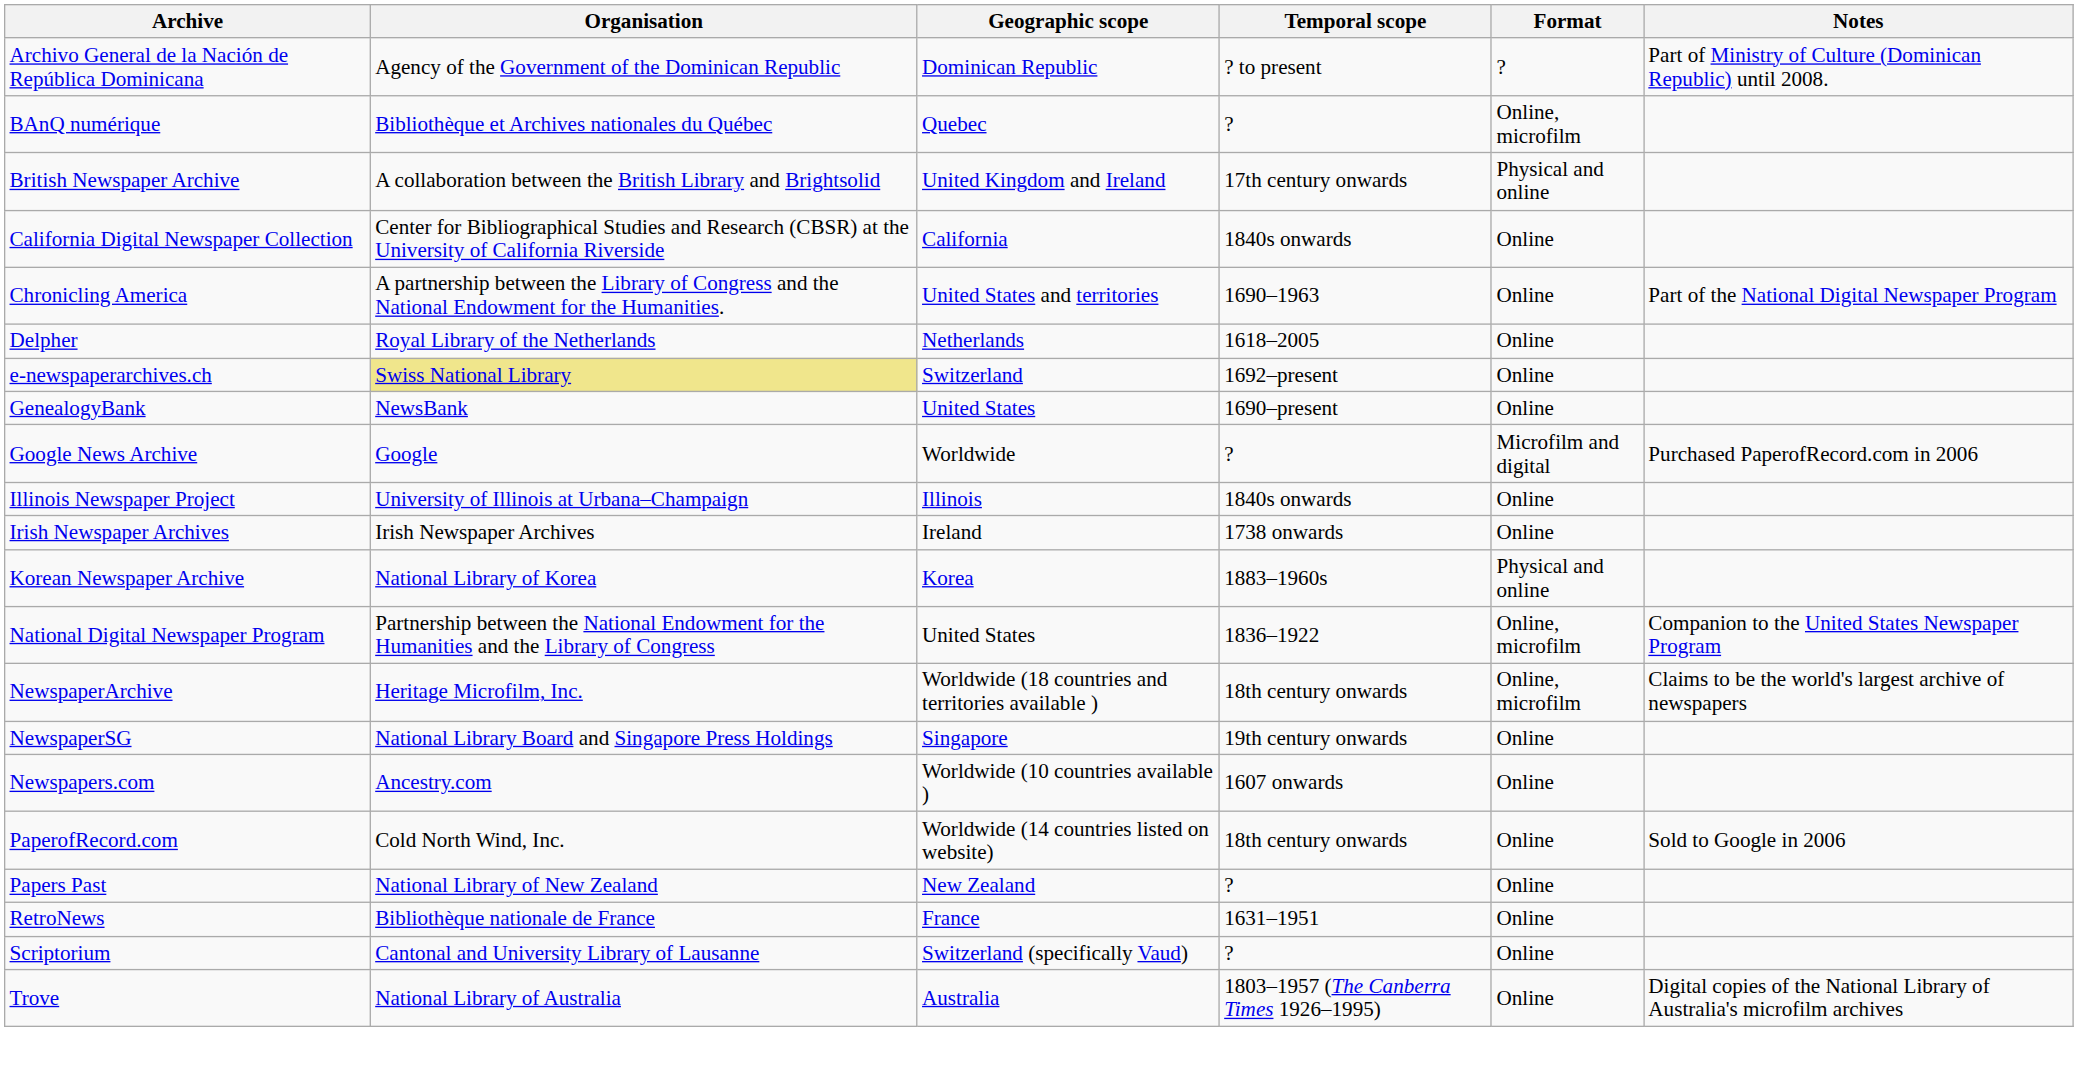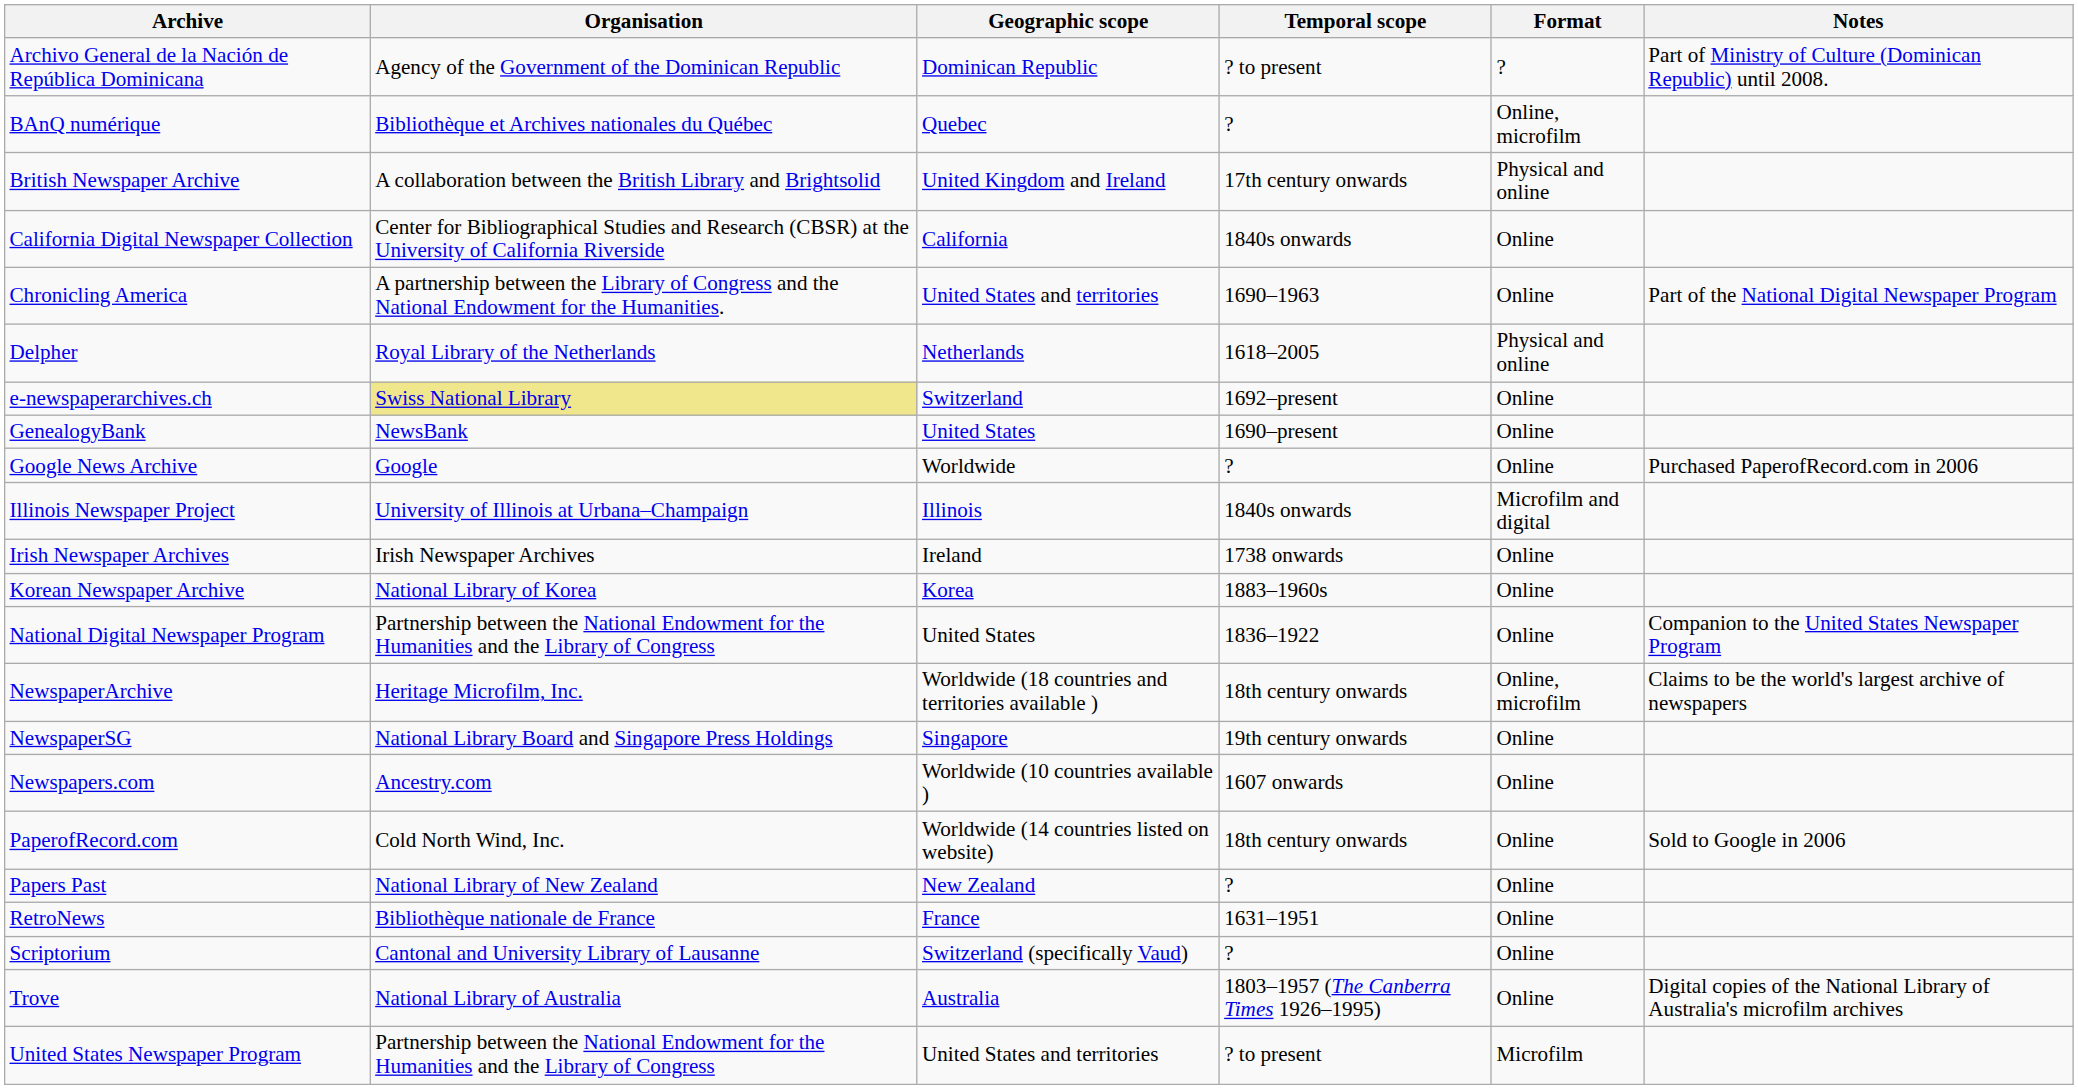(1525, 341) Online -> (1550, 352) Physical and online
(1558, 453) Microfilm and digital -> (1525, 465) Online
(1525, 498) Online -> (1558, 510) Microfilm and digital
(1550, 577) Physical and online -> (1525, 589) Online
(1539, 634) Online, microfilm -> (1525, 634) Online
+ row: (155, 1055)
